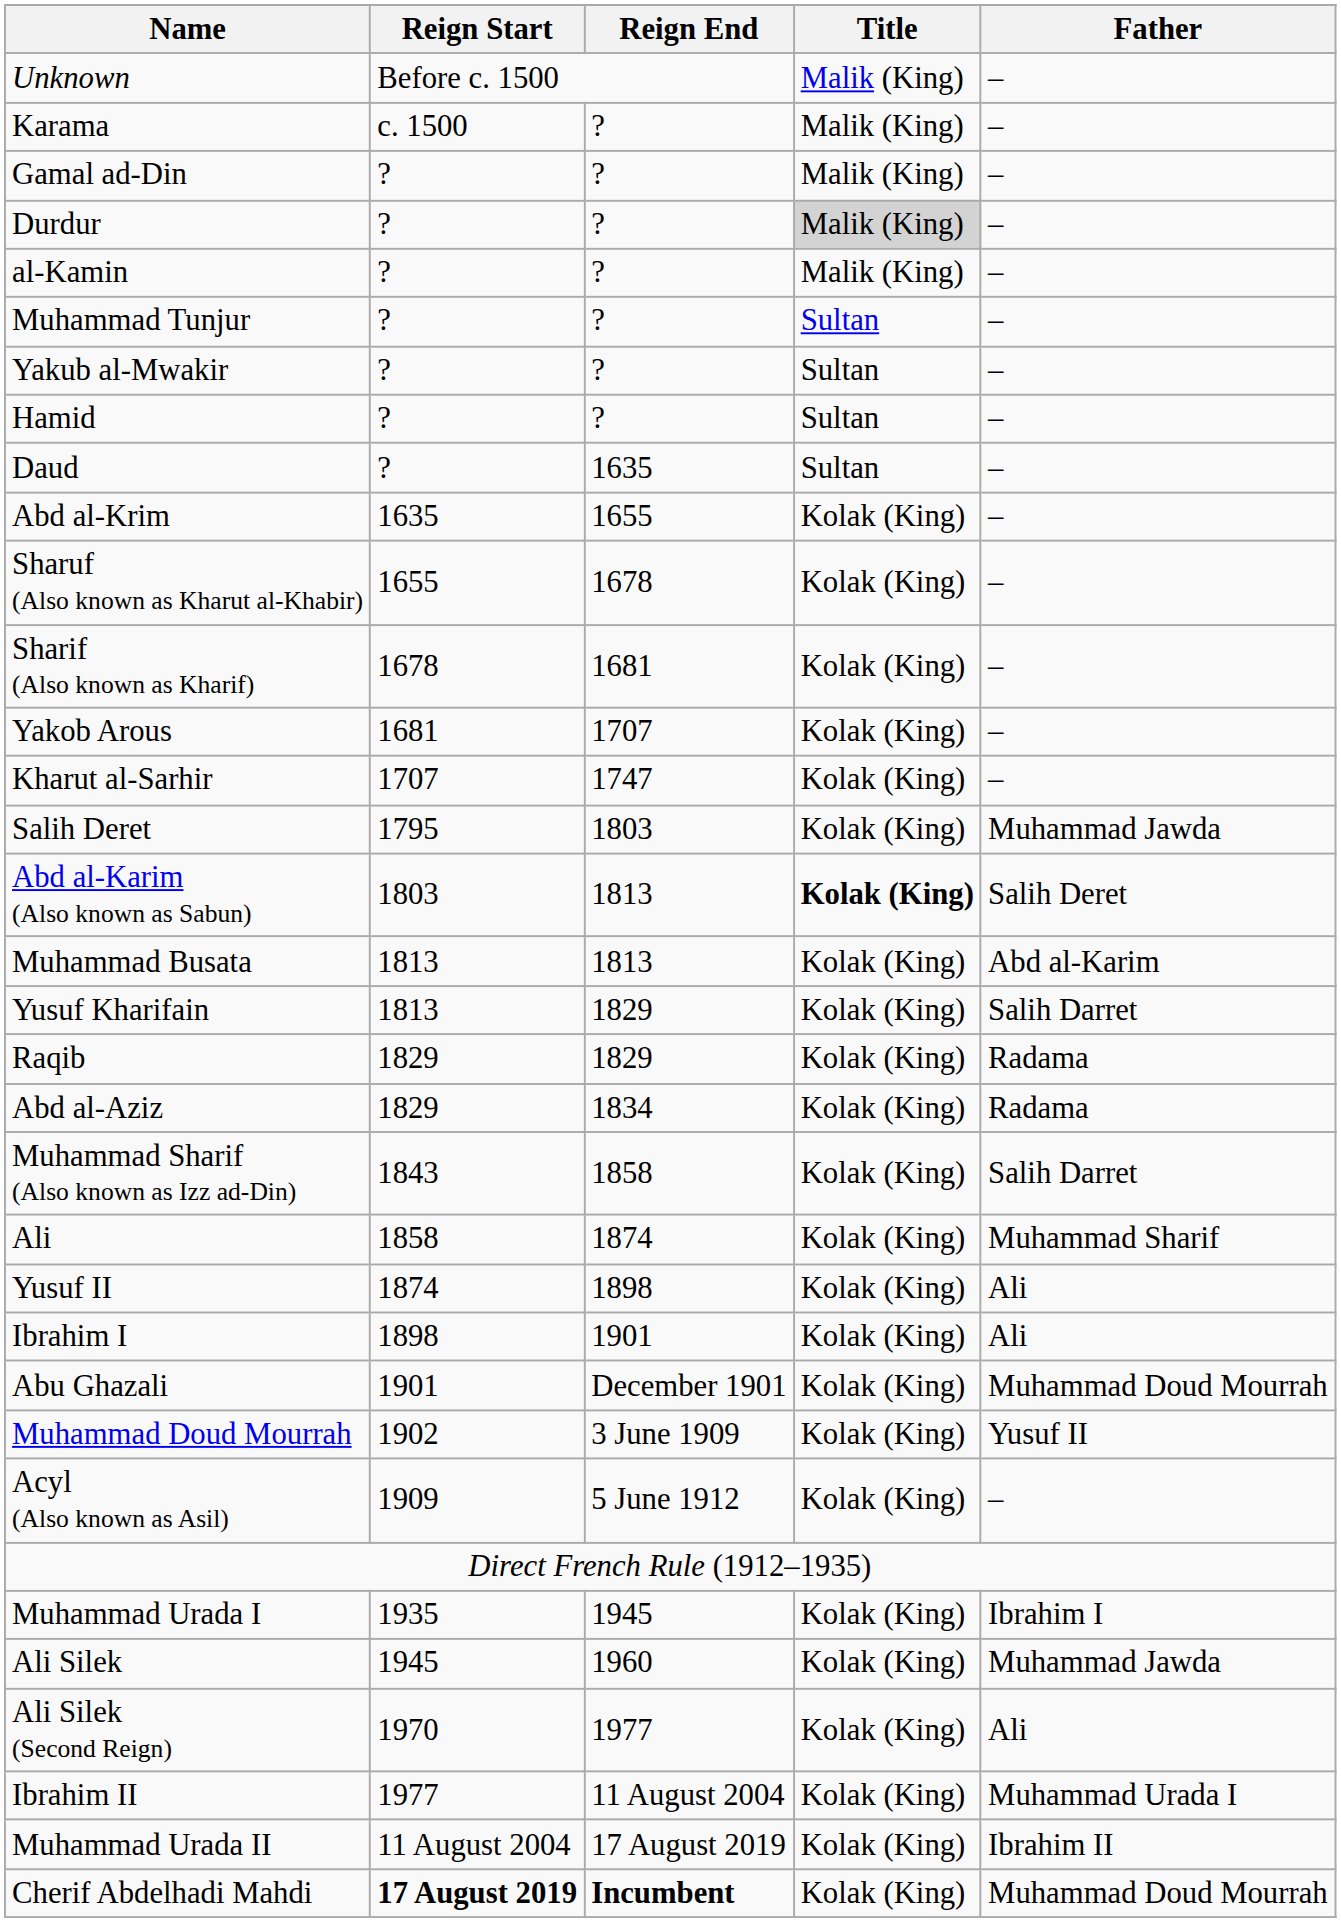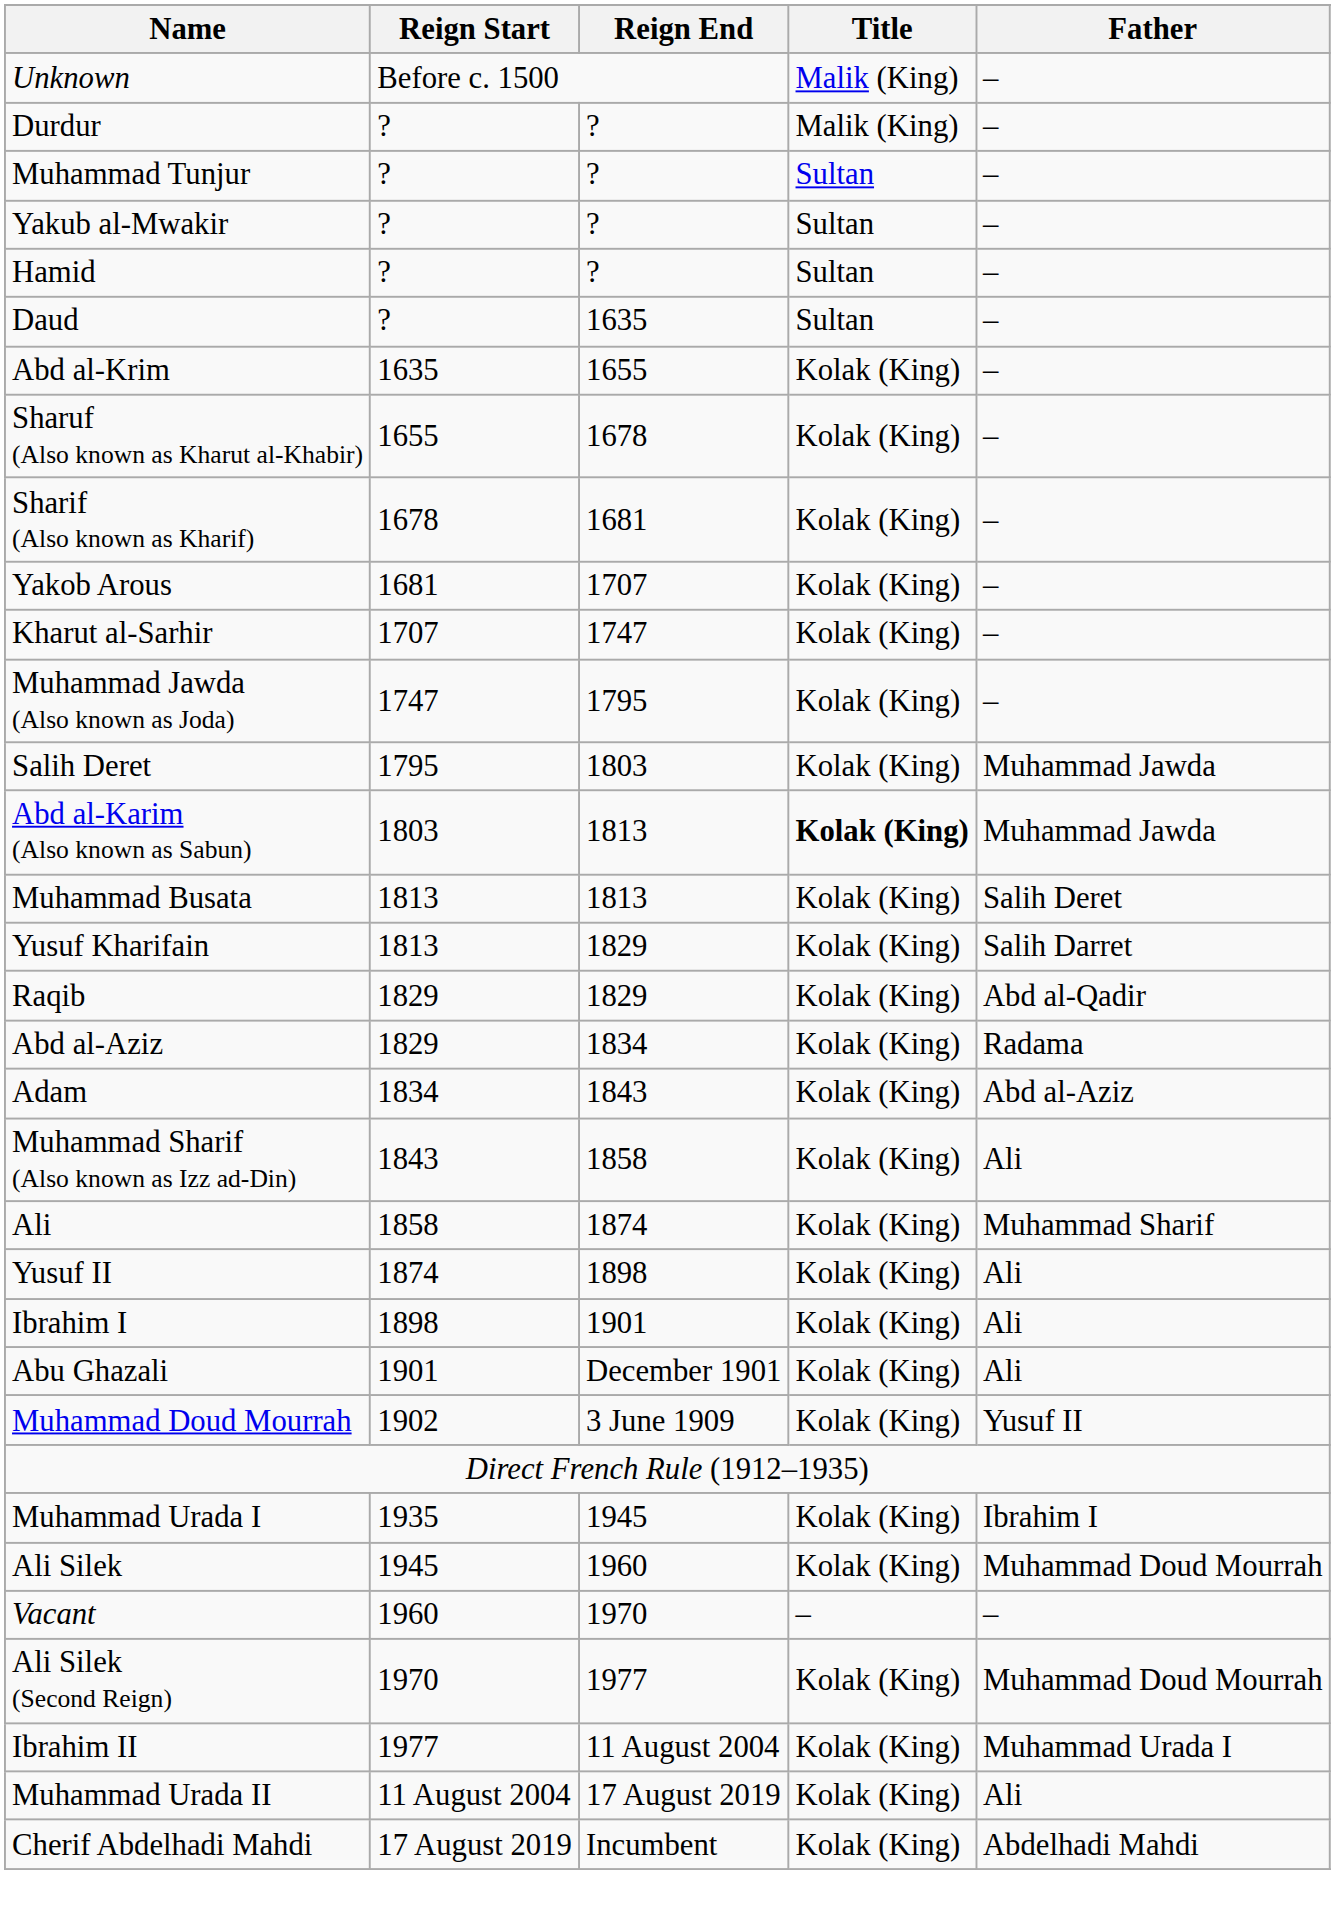- row: (61, 126)
- row: (99, 175)
(882, 223) lightgrey background -> (877, 126) no background
- row: (70, 272)
+ row: (128, 699)
(1058, 894) Salih Deret -> (1099, 831) Muhammad Jawda
(1074, 960) Abd al-Karim -> (1052, 897) Salih Deret
(1038, 1058) Radama -> (1064, 995) Abd al-Qadir
+ row: (50, 1092)
(1063, 1172) Salih Darret -> (1003, 1158) Ali
(1158, 1385) Muhammad Doud Mourrah -> (1003, 1370) Ali
- row: (120, 1499)
(1105, 1663) Muhammad Jawda -> (1153, 1565) Muhammad Doud Mourrah
+ row: (54, 1614)
(1008, 1729) Ali -> (1153, 1680) Muhammad Doud Mourrah
(1051, 1843) Ibrahim II -> (1003, 1795) Ali
(477, 1892) bold -> (475, 1843) normal
(663, 1892) bold -> (652, 1843) normal
(1158, 1892) Muhammad Doud Mourrah -> (1091, 1843) Abdelhadi Mahdi
